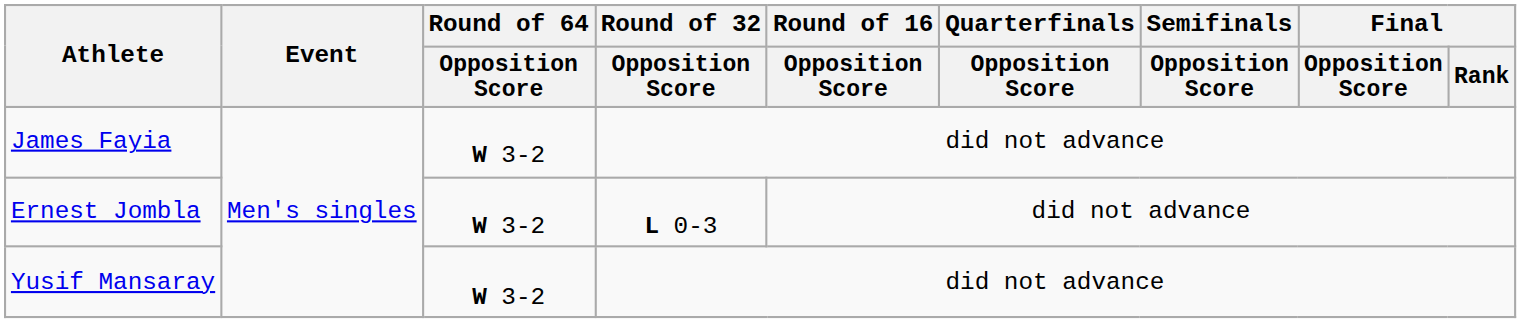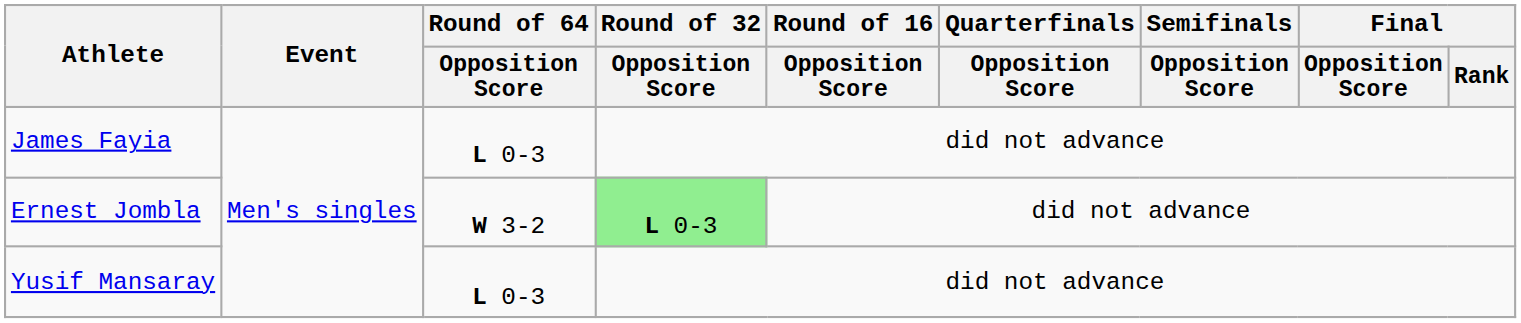(509, 156) W 3-2 -> (509, 156) L 0-3
(681, 226) no background -> (681, 226) lightgreen background
(509, 296) W 3-2 -> (509, 296) L 0-3
